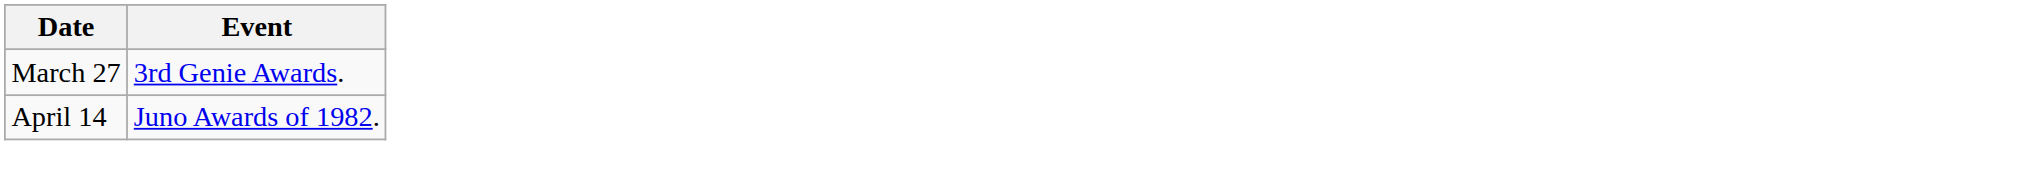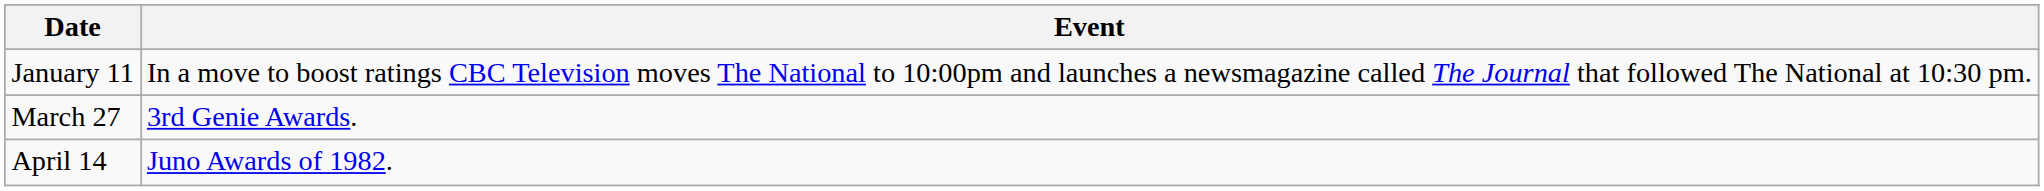+ row: (73, 71)
